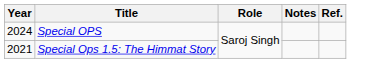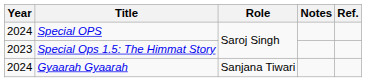(20, 49) 2021 -> (20, 49) 2023
+ row: (83, 67)
